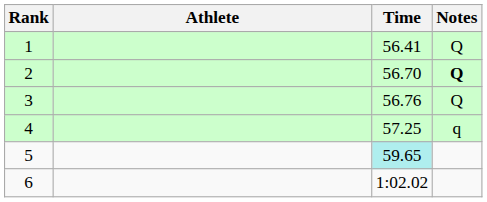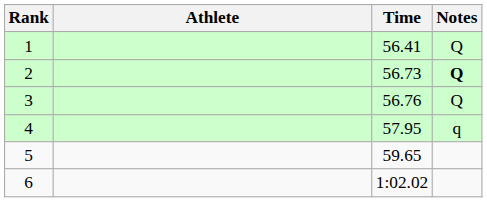(402, 73) 56.70 -> (402, 73) 56.73
(402, 127) 57.25 -> (402, 127) 57.95
(402, 155) paleturquoise background -> (402, 155) no background
